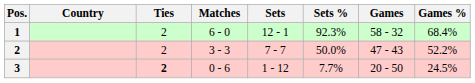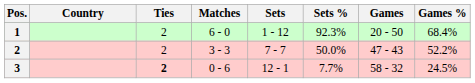(275, 31) 12 - 1 -> (275, 31) 1 - 12
(387, 31) 58 - 32 -> (387, 31) 20 - 50
(275, 68) 1 - 12 -> (275, 68) 12 - 1
(387, 68) 20 - 50 -> (387, 68) 58 - 32
